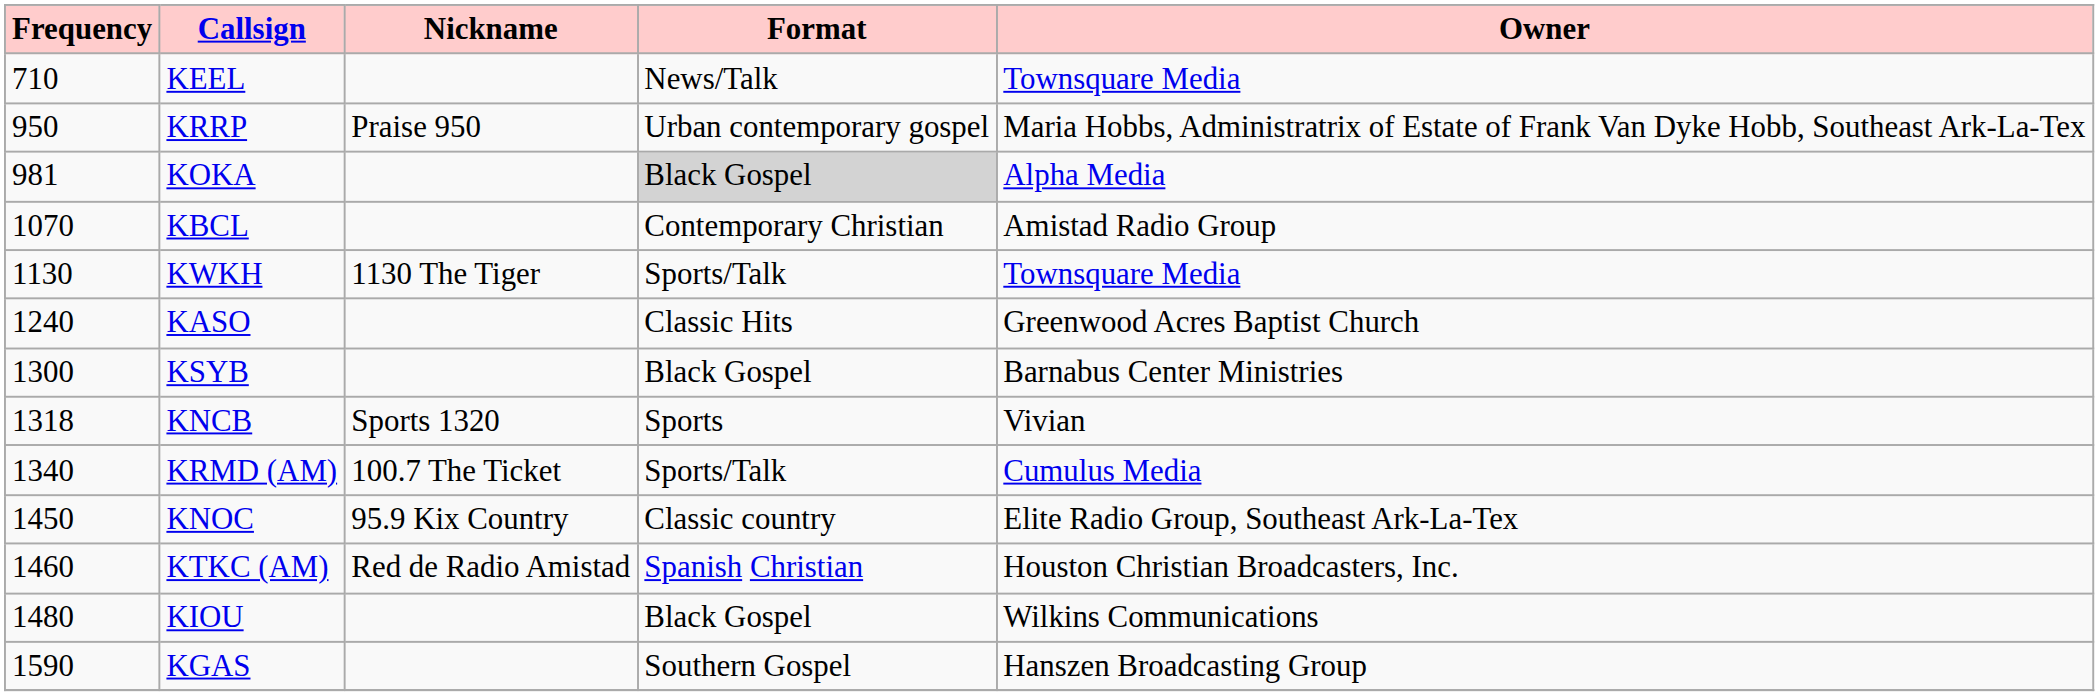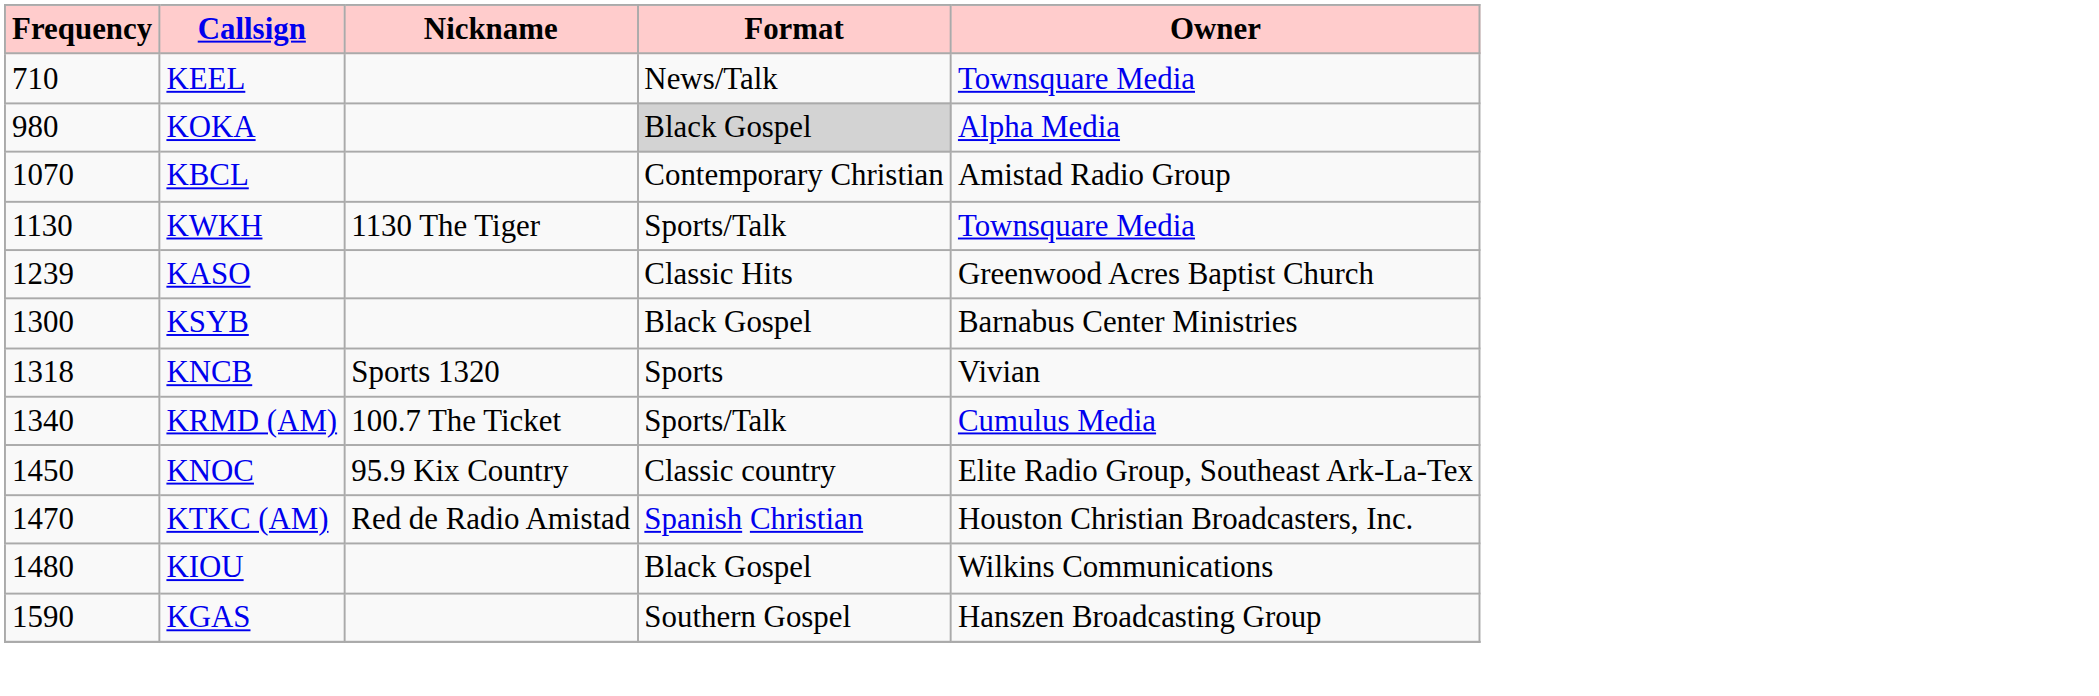- row: (207, 126)
(35, 175) 981 -> (35, 126) 980
(43, 322) 1240 -> (43, 273) 1239
(43, 567) 1460 -> (43, 518) 1470
